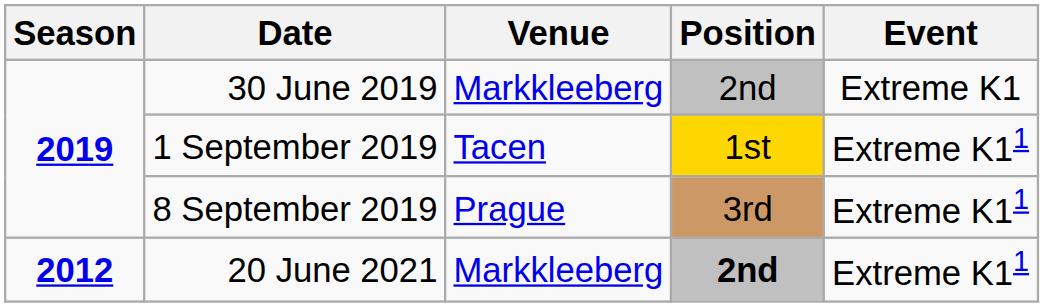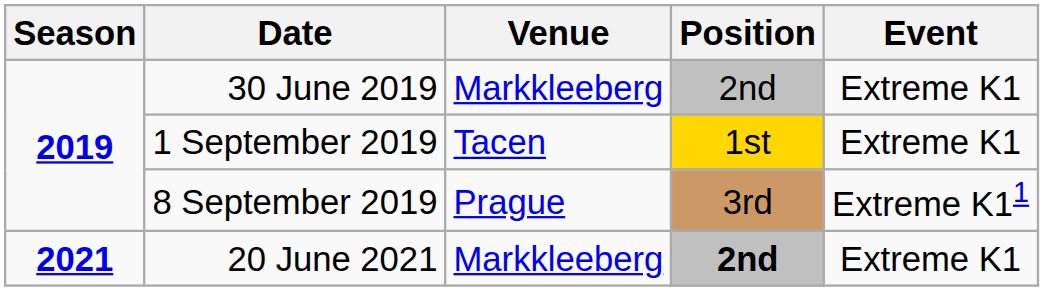(931, 146) Extreme K11 -> (931, 142) Extreme K1
(75, 270) 2012 -> (75, 259) 2021
(931, 270) Extreme K11 -> (931, 259) Extreme K1
